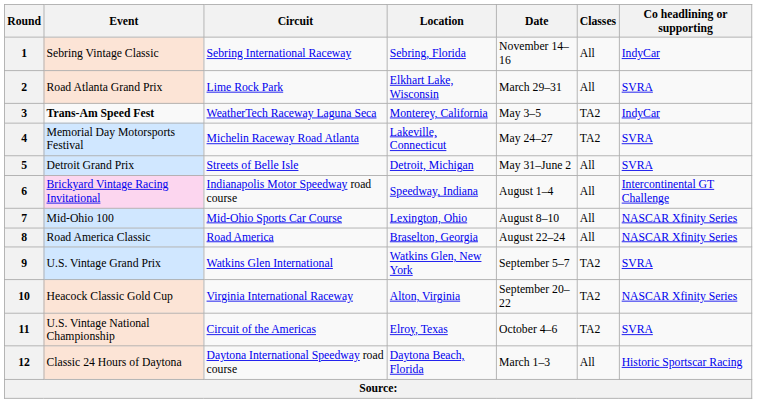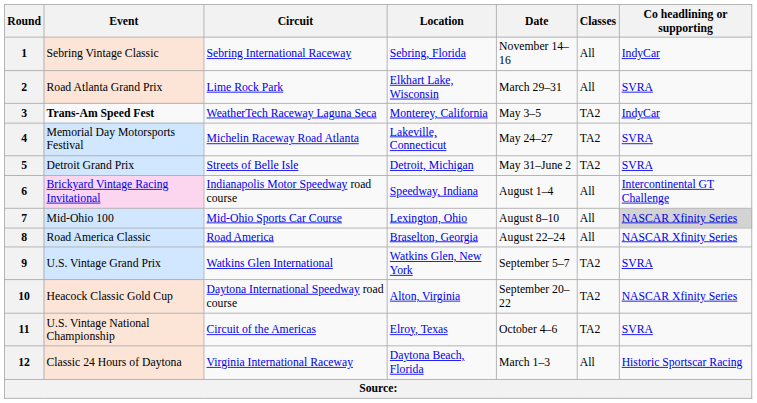(587, 165) All -> (590, 165) TA2
(679, 217) no background -> (679, 217) lightgrey background
(280, 296) Virginia International Raceway -> (295, 296) Daytona International Speedway road course
(295, 362) Daytona International Speedway road course -> (280, 362) Virginia International Raceway
